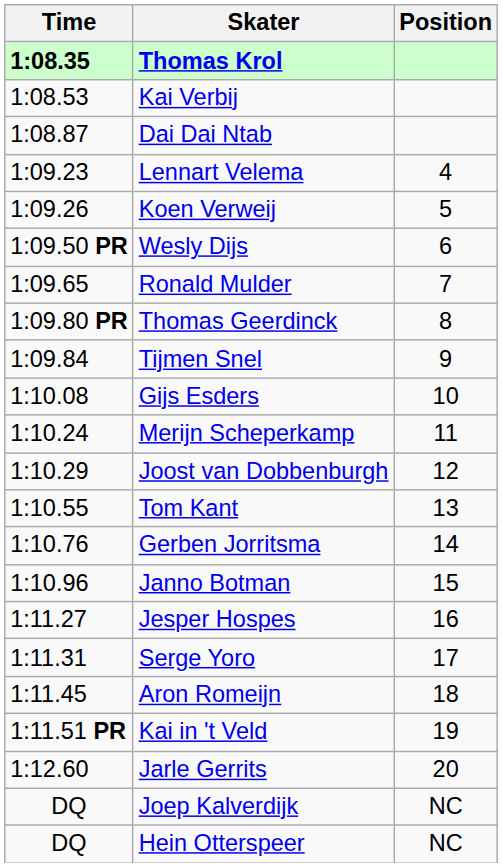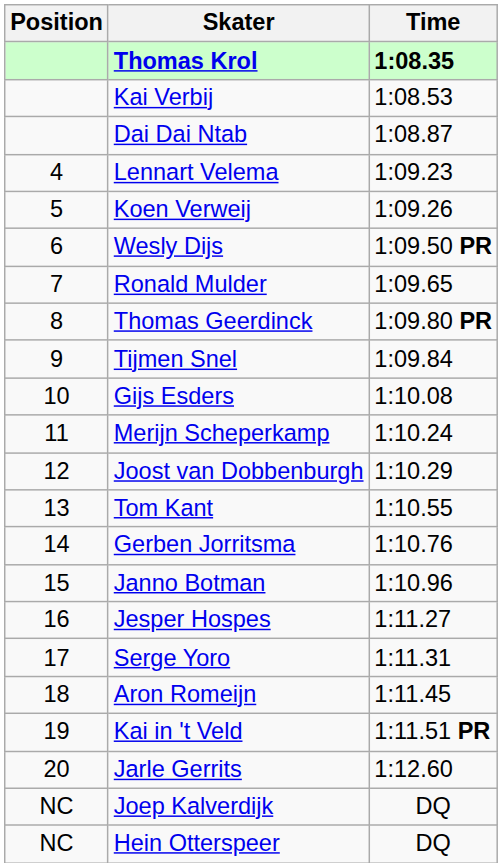columns swapped: (446, 23) <-> (69, 23)
